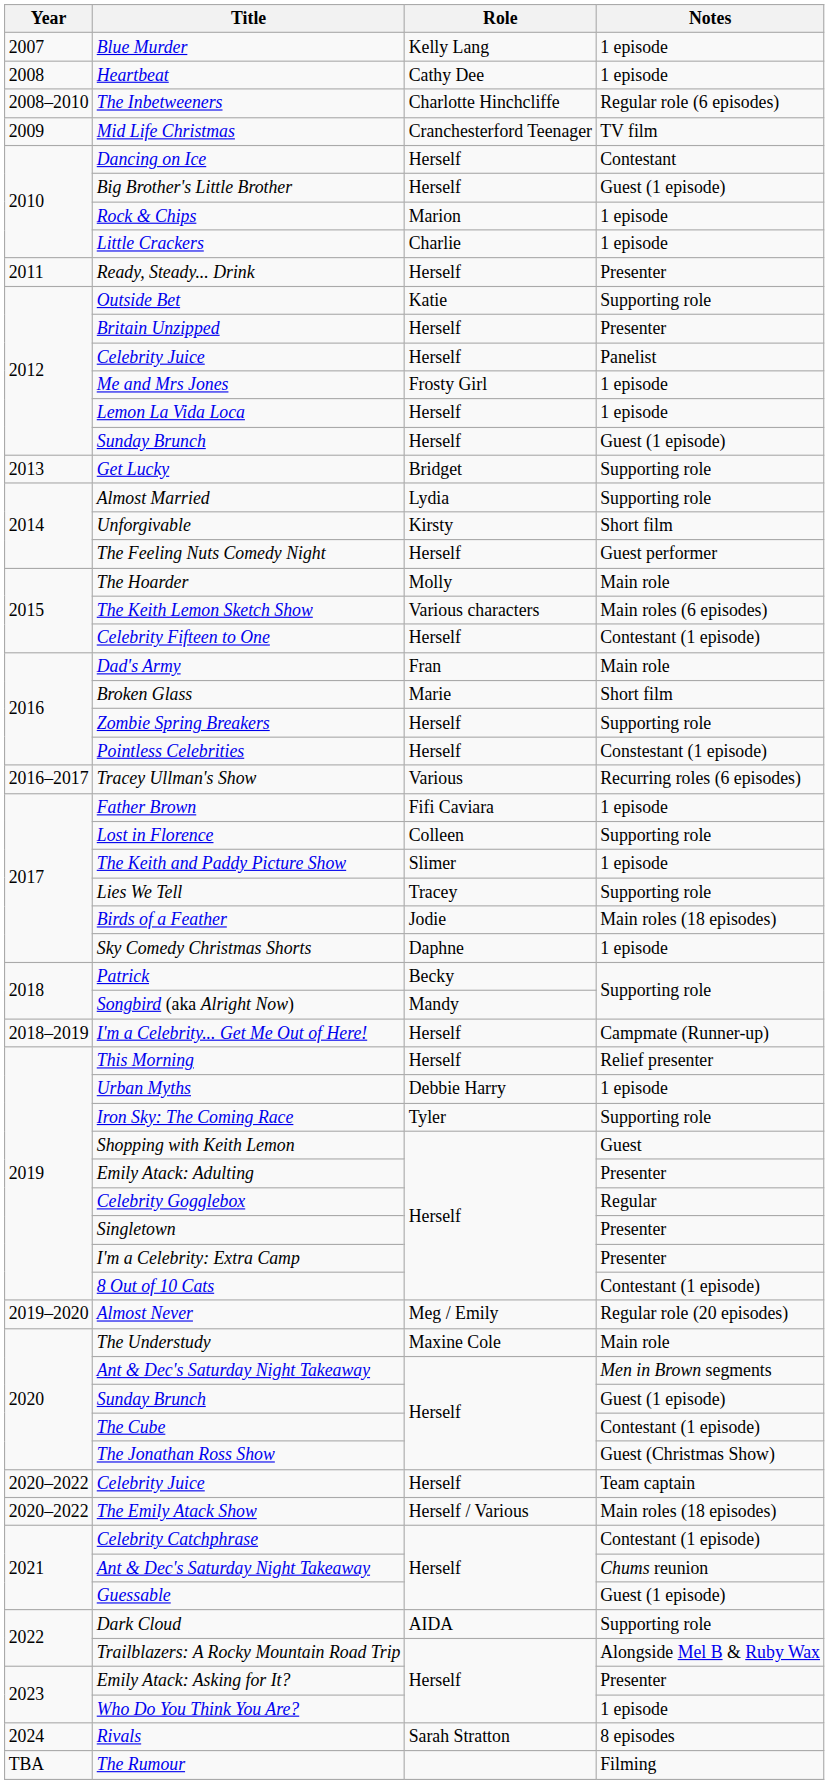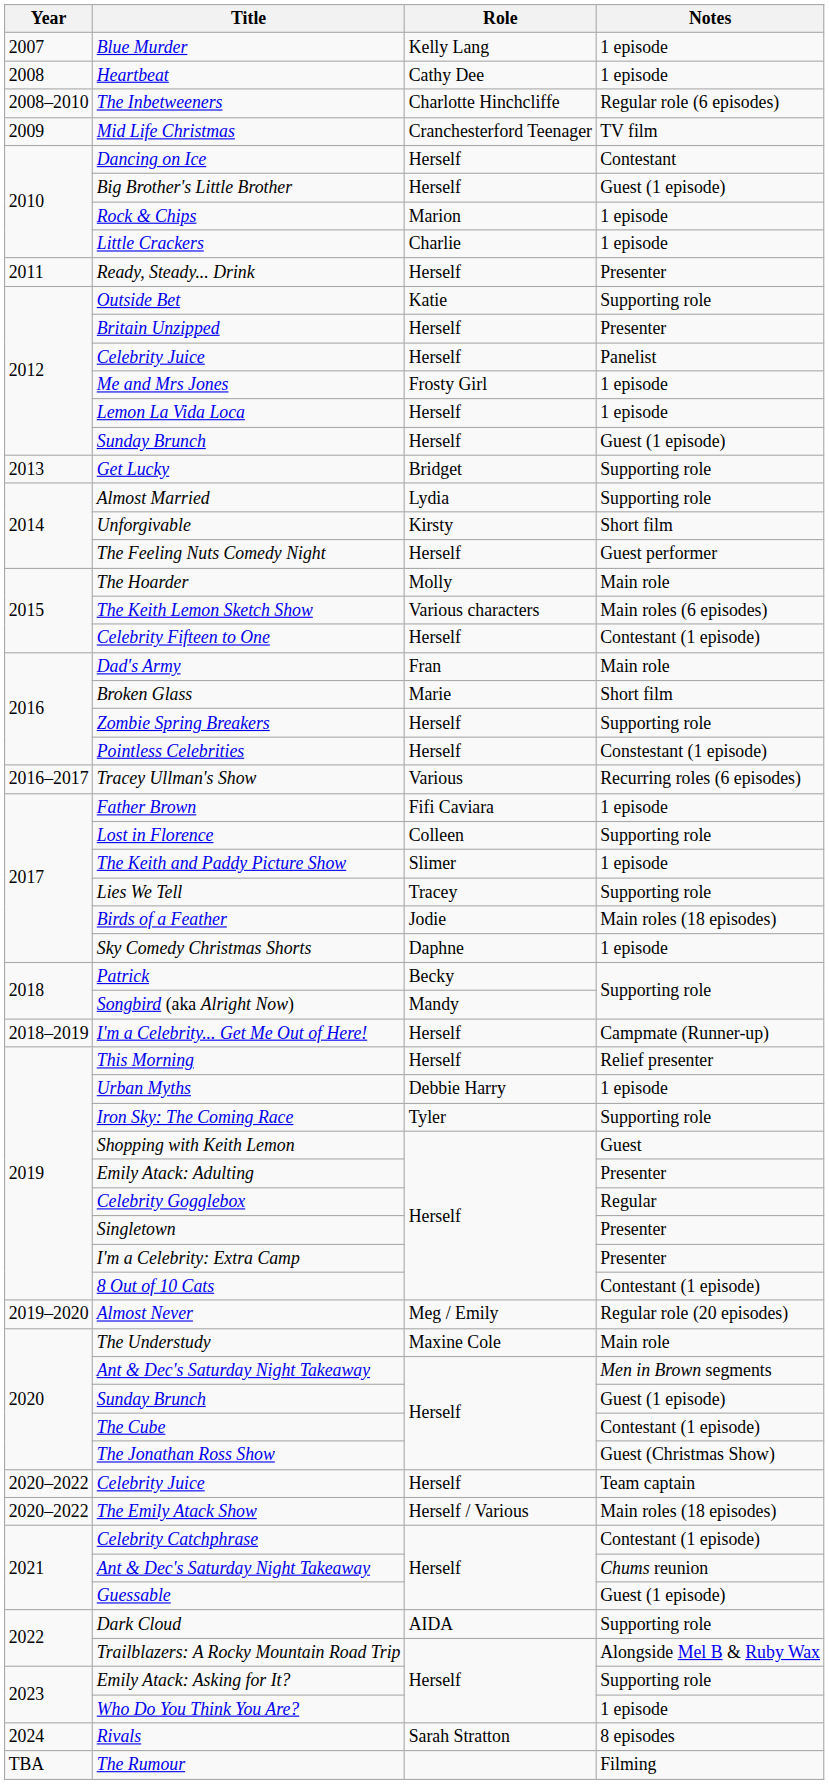(633, 1680) Presenter -> (656, 1680) Supporting role
